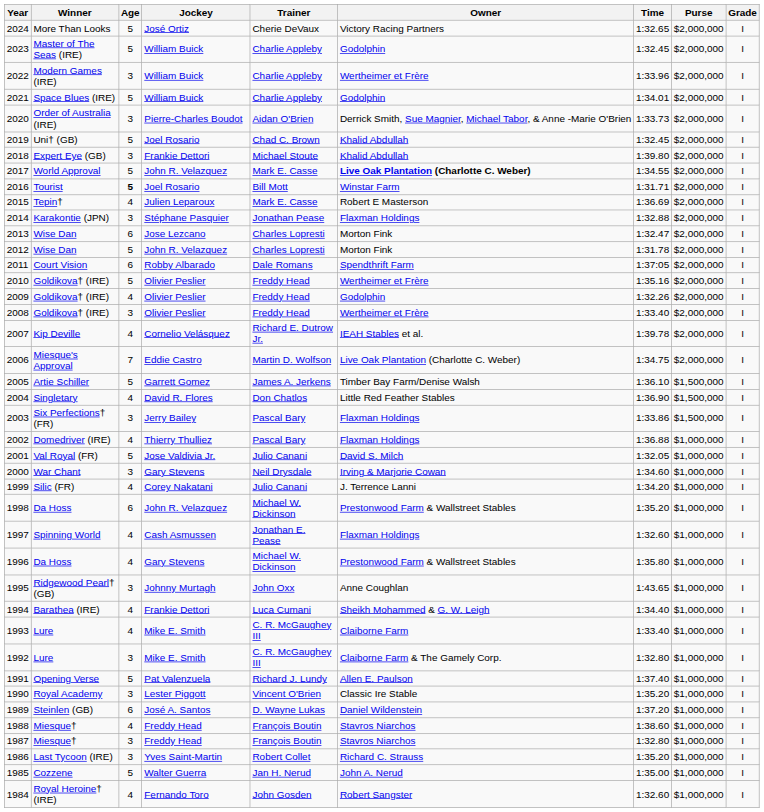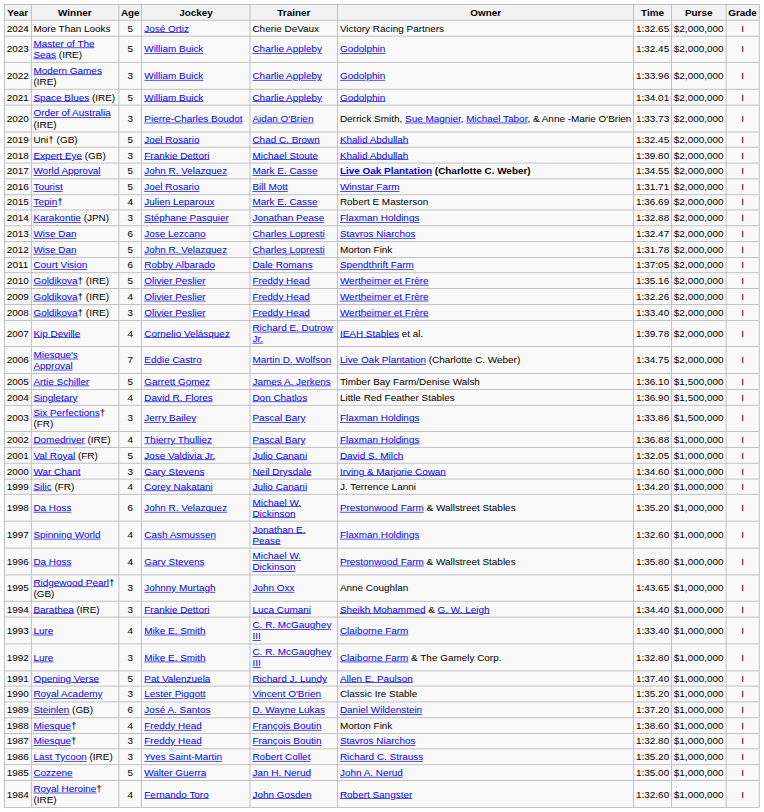(384, 76) Wertheimer et Frère -> (363, 76) Godolphin
(130, 187) bold -> (130, 187) normal
(366, 234) Morton Fink -> (378, 234) Stavros Niarchos
(363, 297) Godolphin -> (384, 297) Wertheimer et Frère
(130, 610) 4 -> (130, 610) 3
(378, 726) Stavros Niarchos -> (366, 726) Morton Fink
